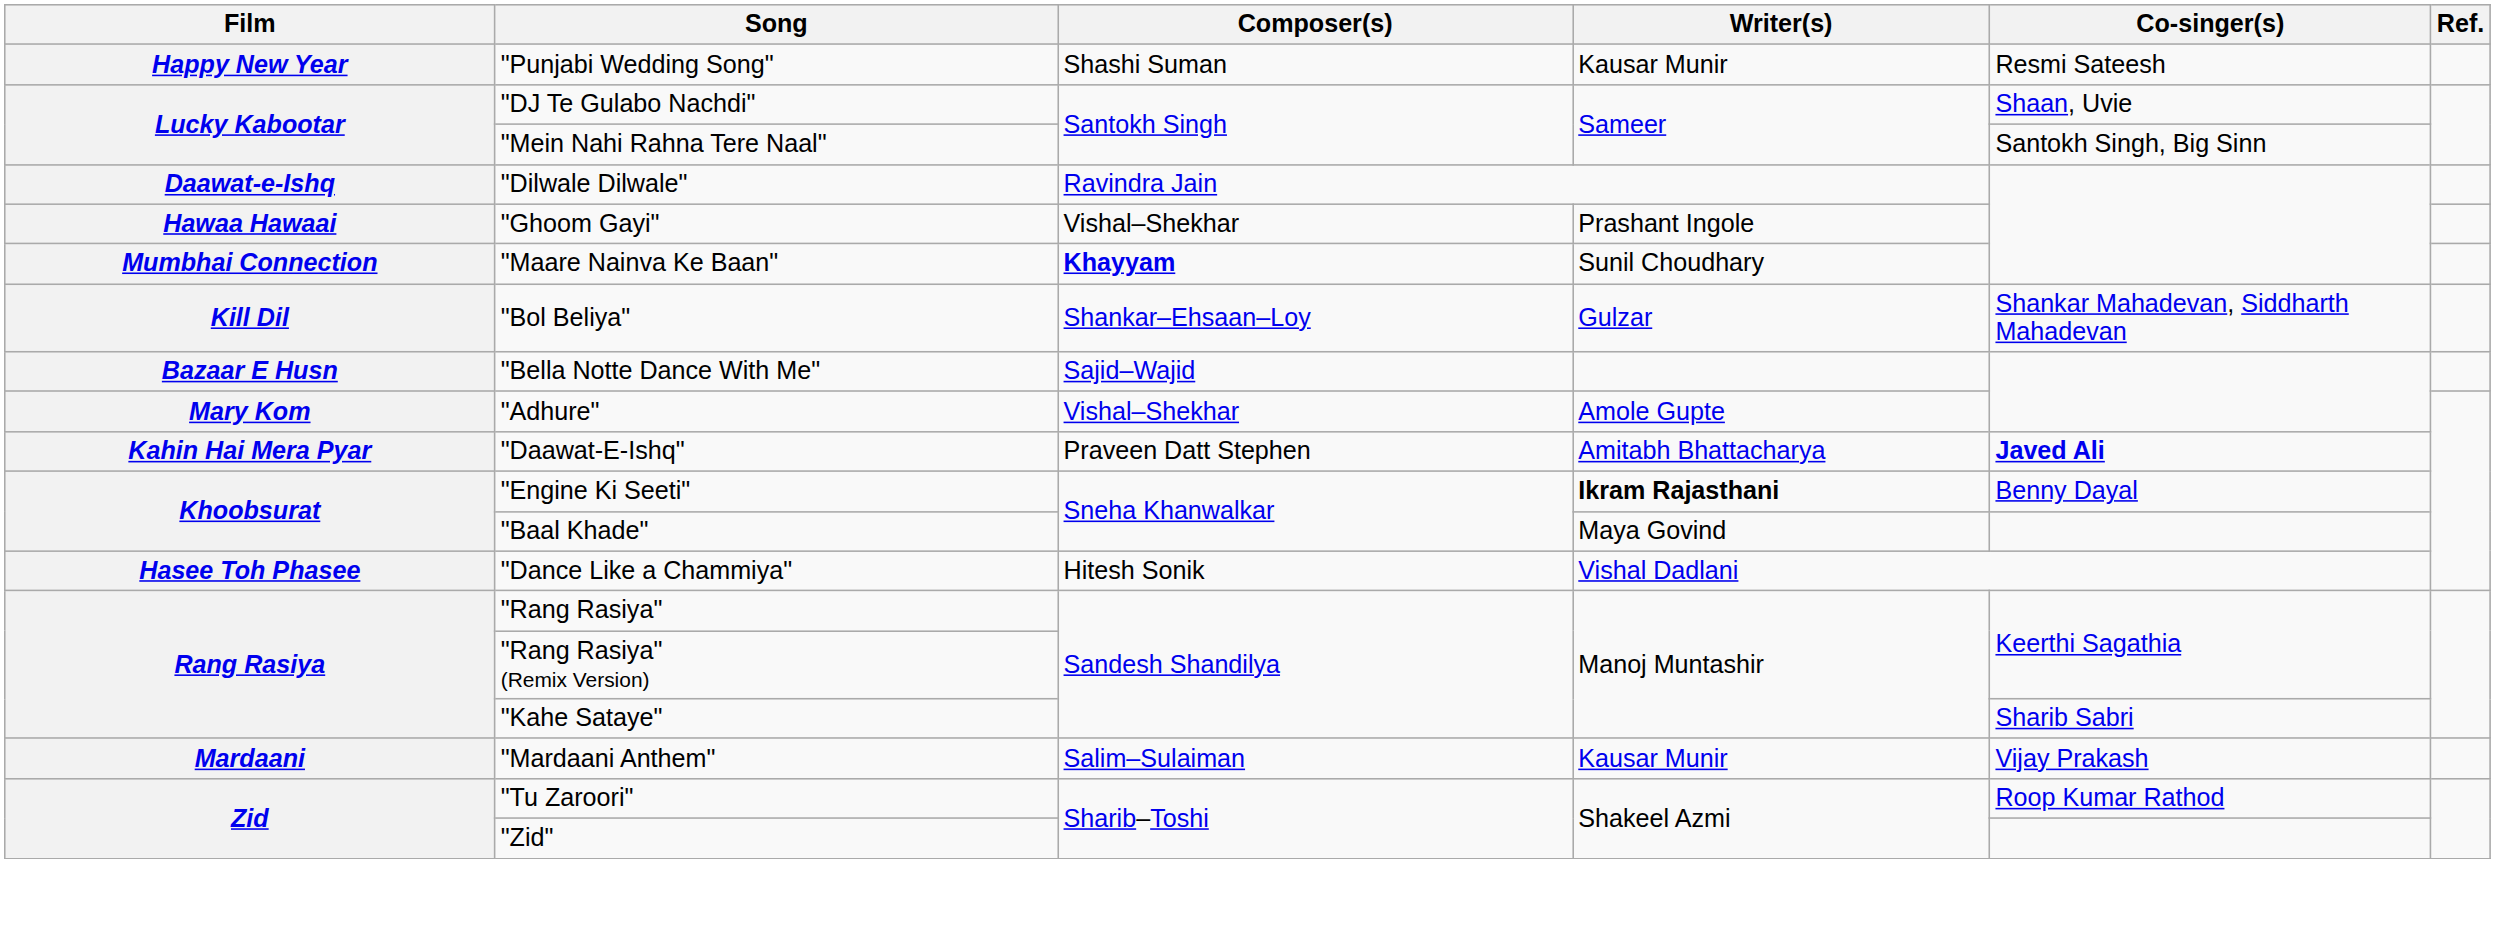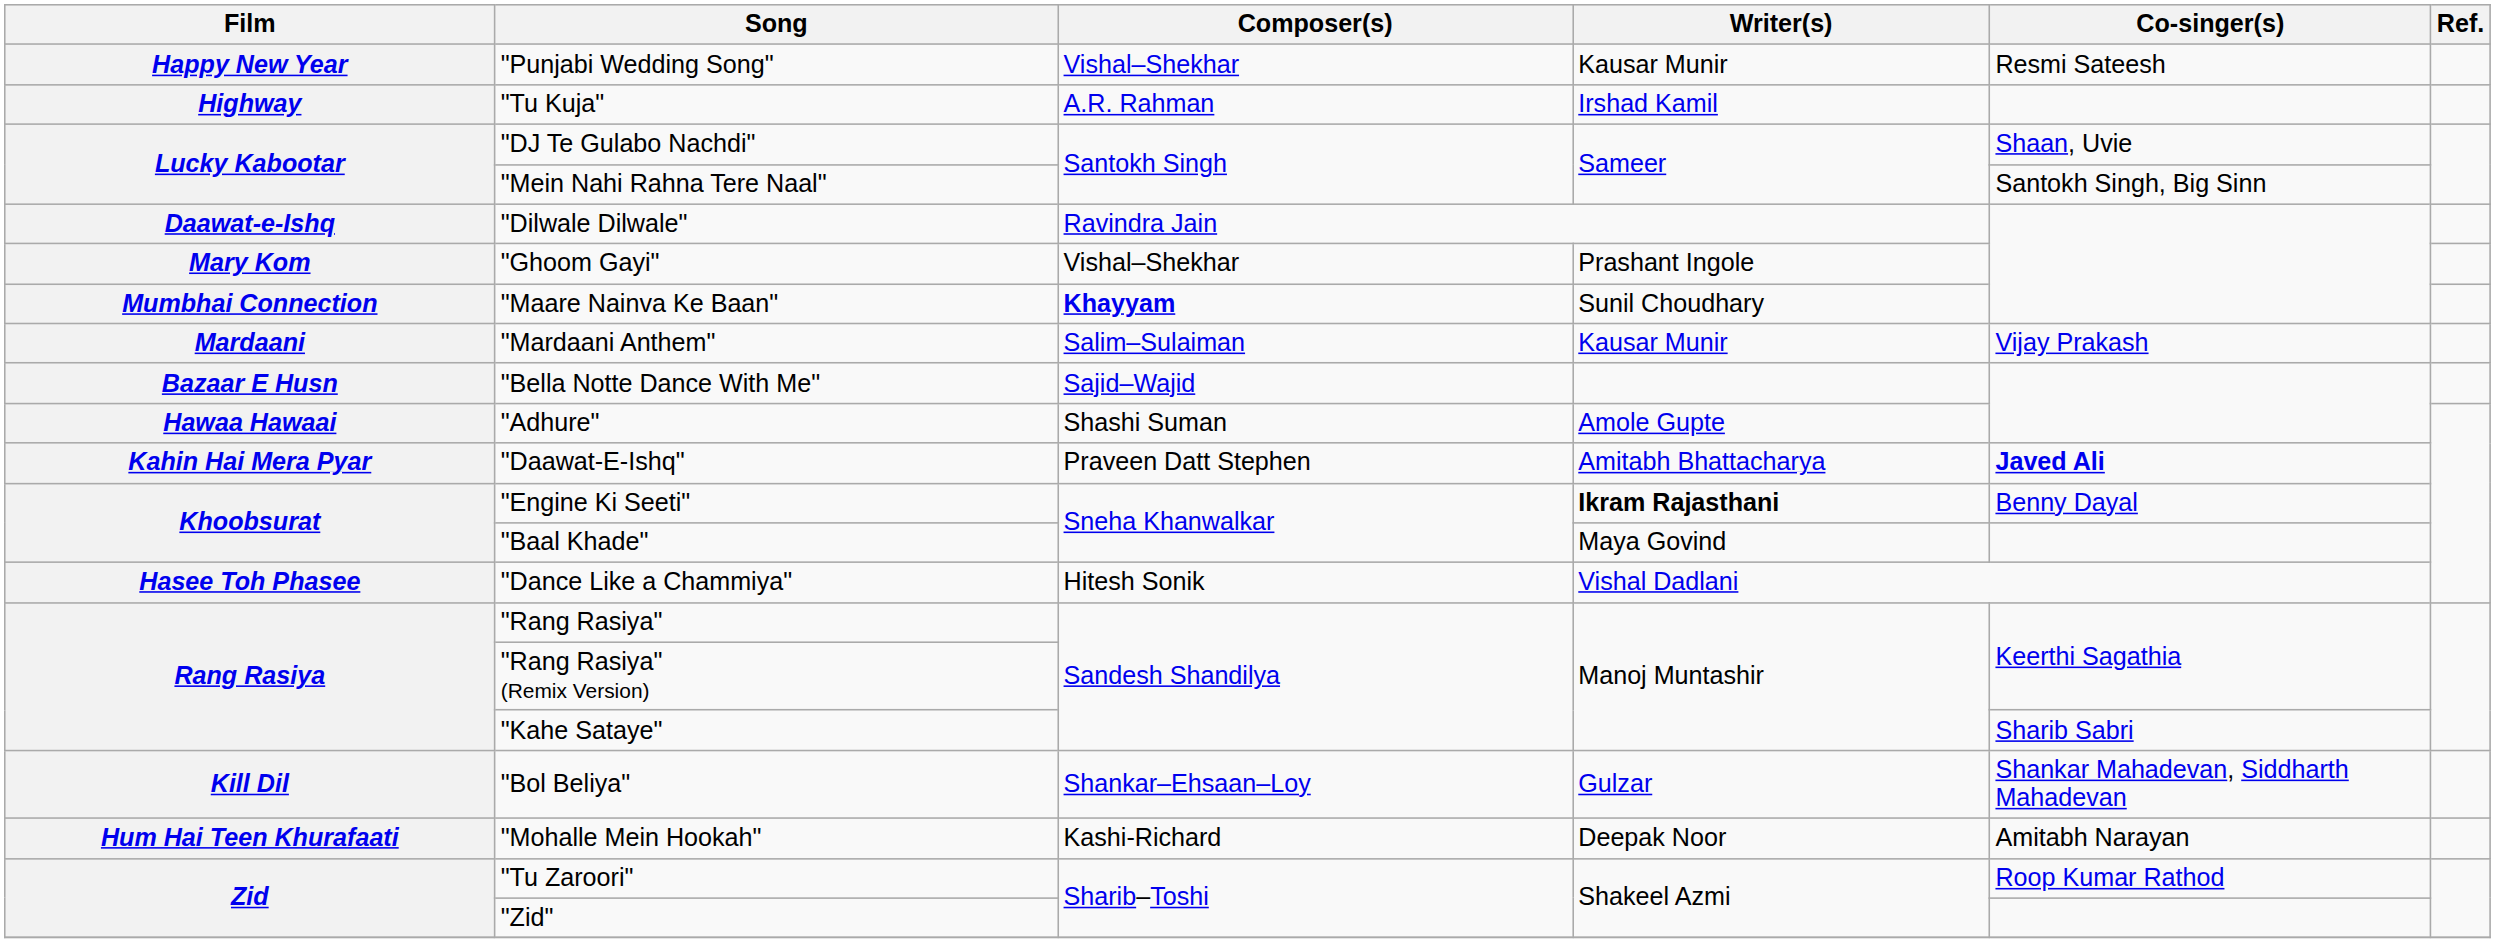(1145, 64) Shashi Suman -> (1151, 64) Vishal–Shekhar
+ row: (552, 104)
(250, 223) Hawaa Hawaai -> (250, 263) Mary Kom
rows swapped: (608, 758) <-> (565, 317)
(250, 411) Mary Kom -> (250, 422) Hawaa Hawaai
(1151, 411) Vishal–Shekhar -> (1145, 422) Shashi Suman
+ row: (631, 837)
